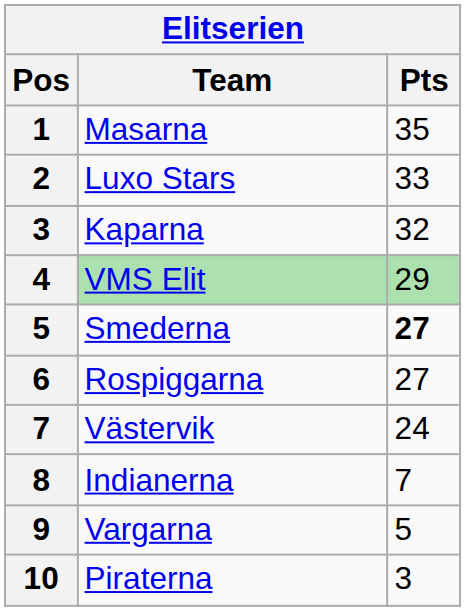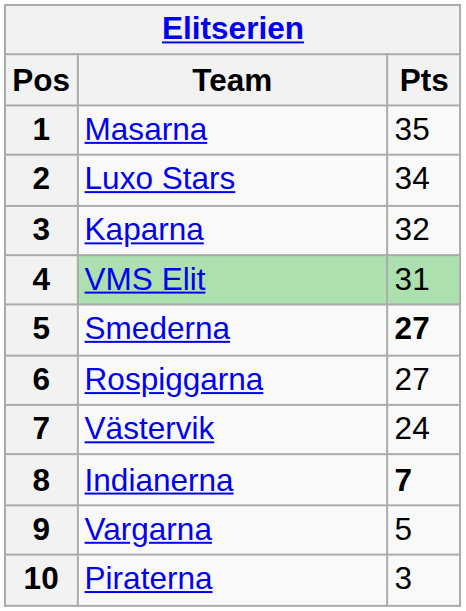(412, 179) 33 -> (412, 179) 34
(412, 279) 29 -> (412, 279) 31
(403, 479) normal -> (403, 479) bold
